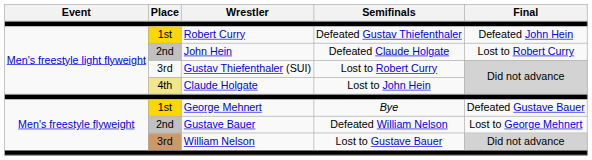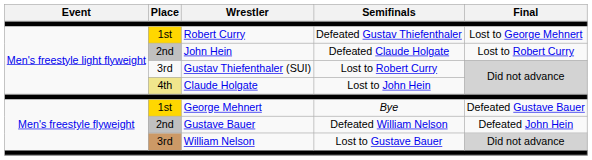(526, 34) Defeated John Hein -> (526, 34) Lost to George Mehnert
(526, 124) Lost to George Mehnert -> (526, 124) Defeated John Hein
